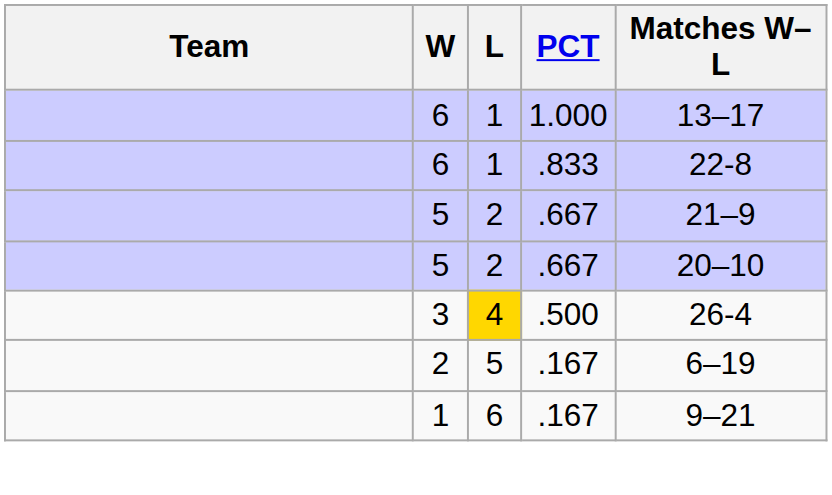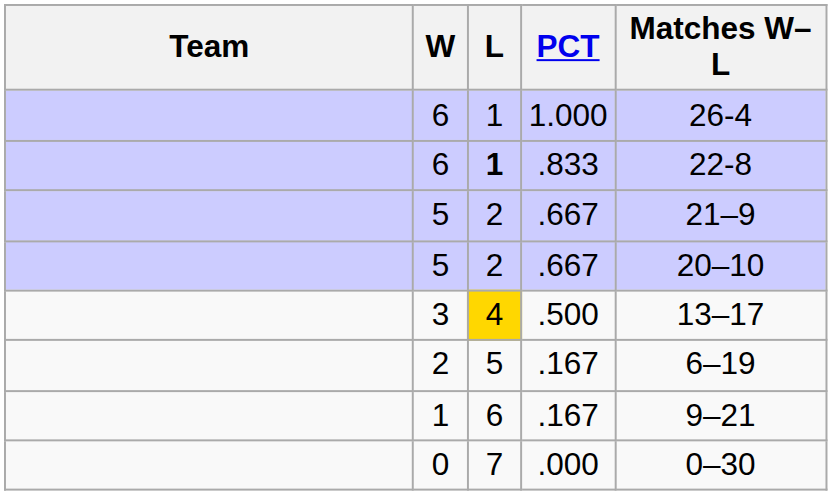(721, 114) 13–17 -> (721, 114) 26-4
(494, 164) normal -> (494, 164) bold
(721, 314) 26-4 -> (721, 314) 13–17
+ row: (440, 464)
